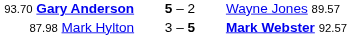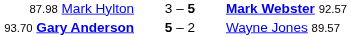rows swapped: (82, 27) <-> (69, 8)
